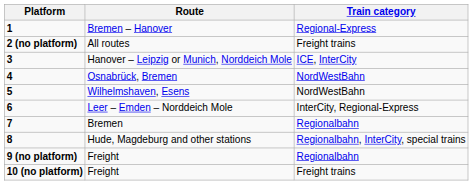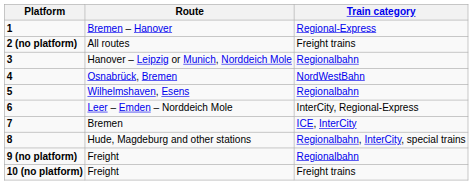(327, 60) ICE, InterCity -> (328, 60) Regionalbahn
(331, 92) NordWestBahn -> (328, 92) Regionalbahn
(328, 124) Regionalbahn -> (327, 124) ICE, InterCity
